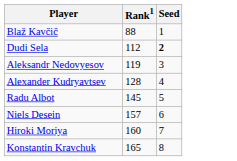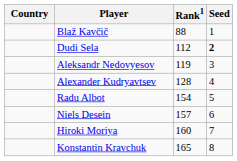+ column: (29, 14)
(133, 98) 145 -> (183, 98) 154
